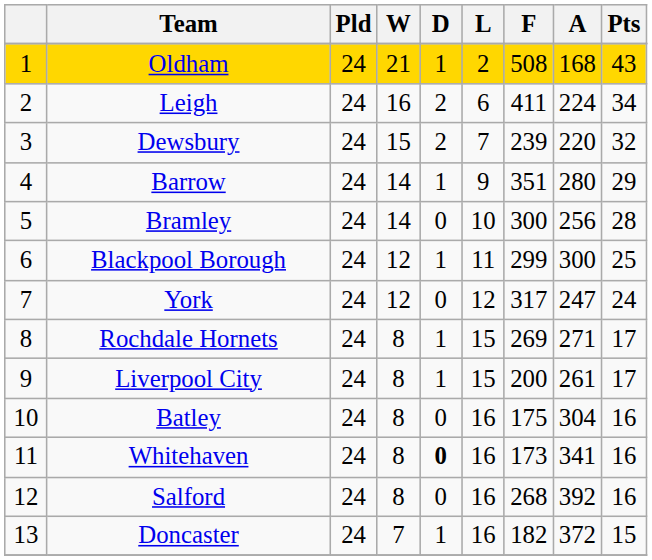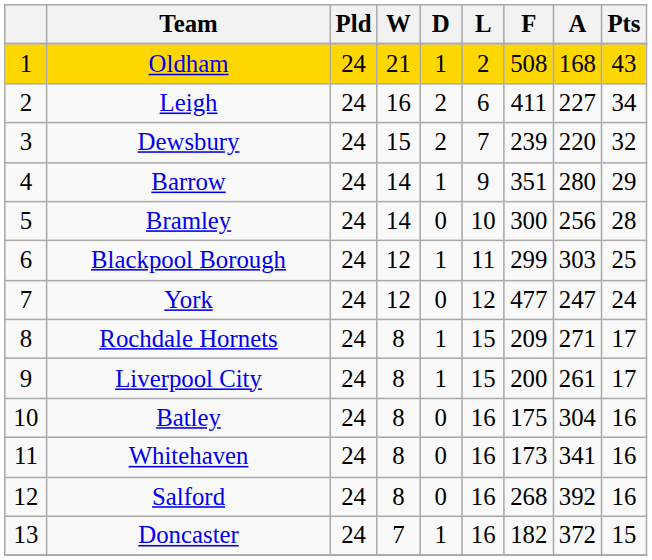(577, 102) 224 -> (577, 102) 227
(577, 260) 300 -> (577, 260) 303
(529, 299) 317 -> (529, 299) 477
(529, 338) 269 -> (529, 338) 209
(441, 456) bold -> (441, 456) normal
